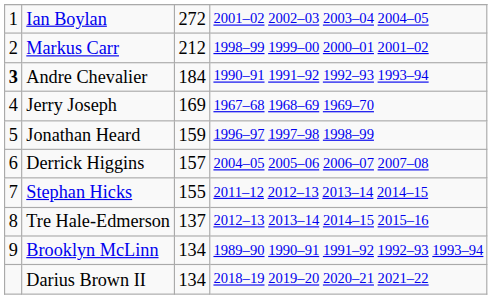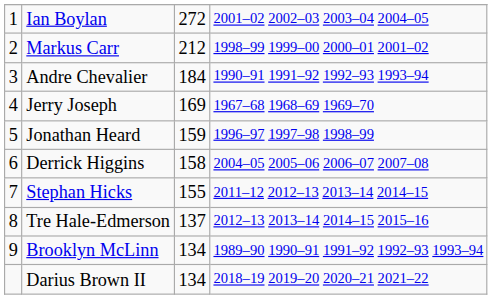(13, 76) bold -> (13, 76) normal
(192, 163) 157 -> (192, 163) 158
